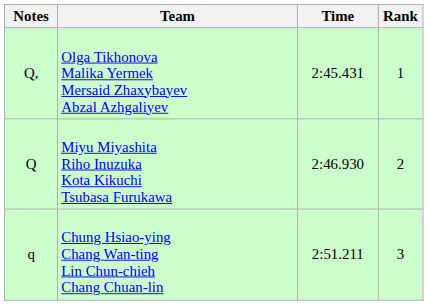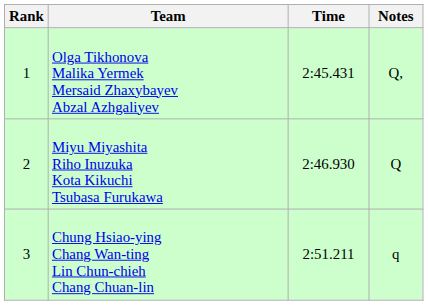columns swapped: (400, 16) <-> (31, 16)
